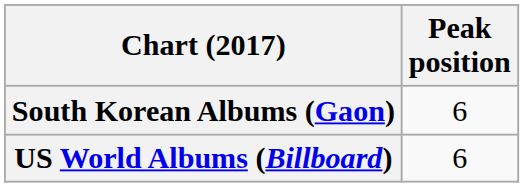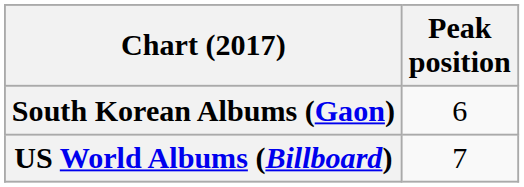(460, 157) 6 -> (460, 157) 7
